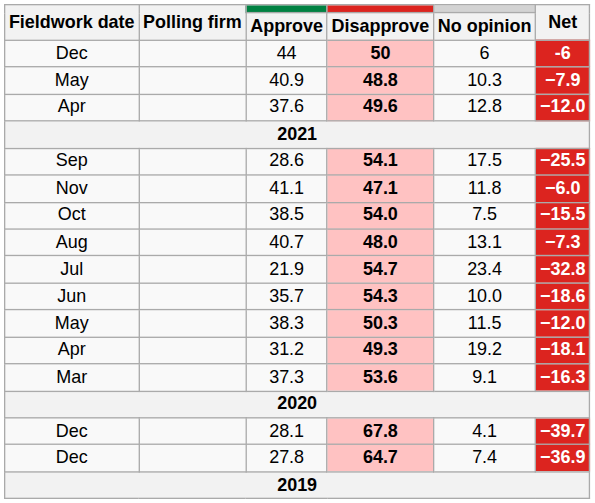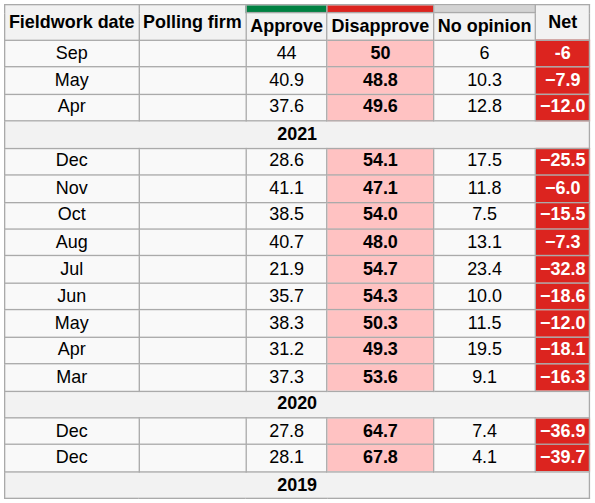(72, 53) Dec -> (72, 53) Sep
(72, 160) Sep -> (72, 160) Dec
(485, 349) 19.2 -> (485, 349) 19.5
rows swapped: (287, 430) <-> (287, 457)
